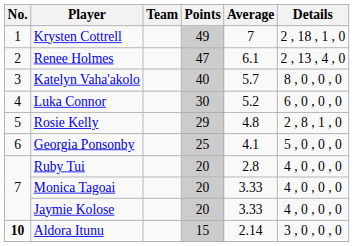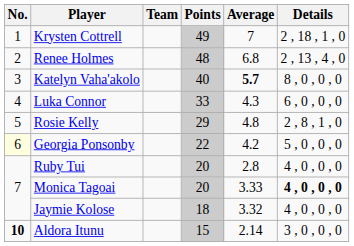(203, 58) 47 -> (203, 58) 48
(251, 58) 6.1 -> (251, 58) 6.8
(251, 79) normal -> (251, 79) bold
(203, 101) 30 -> (203, 101) 33
(251, 101) 5.2 -> (251, 101) 4.3
(18, 144) no background -> (18, 144) lightyellow background
(203, 144) 25 -> (203, 144) 22
(251, 144) 4.1 -> (251, 144) 4.2
(313, 187) normal -> (313, 187) bold
(203, 209) 20 -> (203, 209) 18
(251, 209) 3.33 -> (251, 209) 3.32
